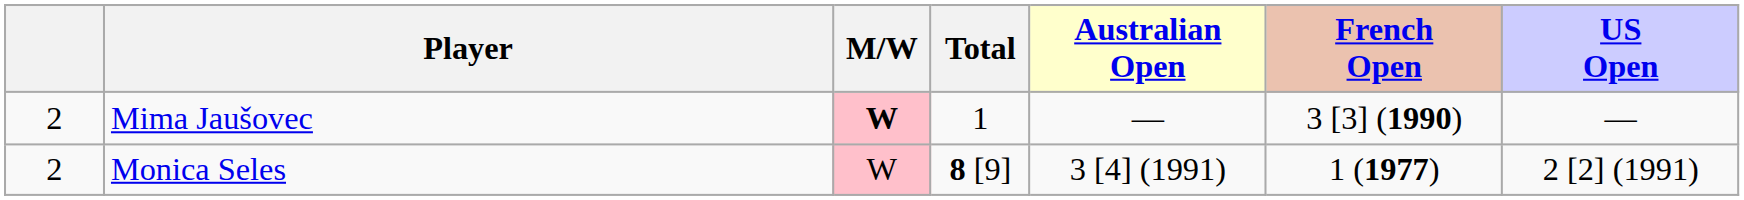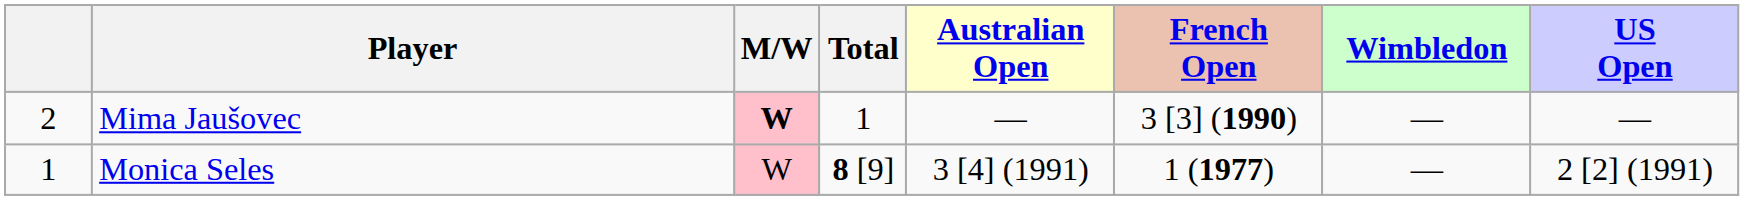+ column: (1427, 48)
(54, 169) 2 -> (48, 169) 1
